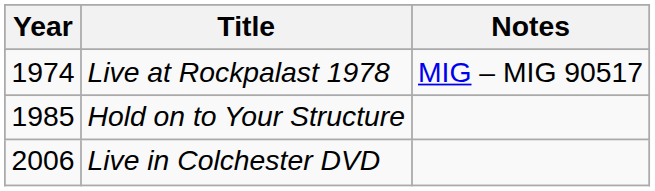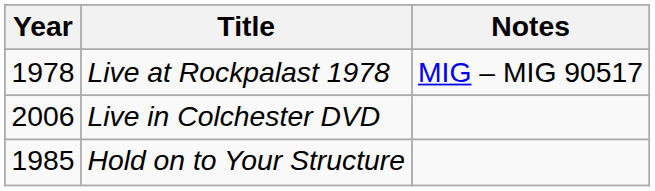(43, 71) 1974 -> (43, 71) 1978
rows swapped: (246, 116) <-> (234, 161)
